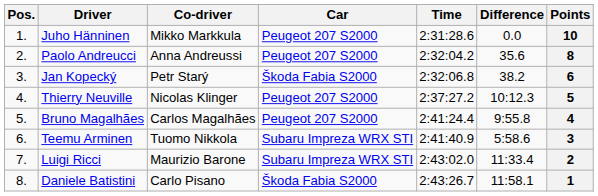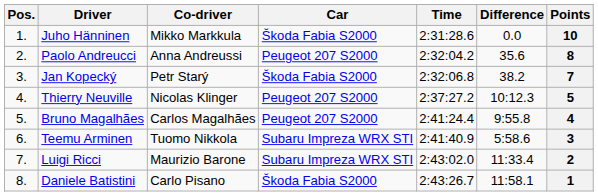(320, 36) Peugeot 207 S2000 -> (319, 36) Škoda Fabia S2000
(570, 77) 6 -> (570, 77) 7
